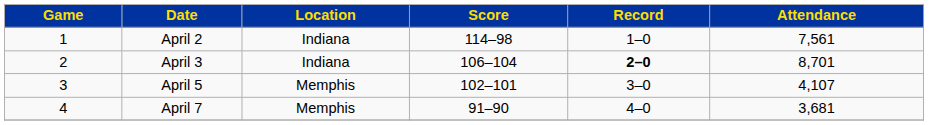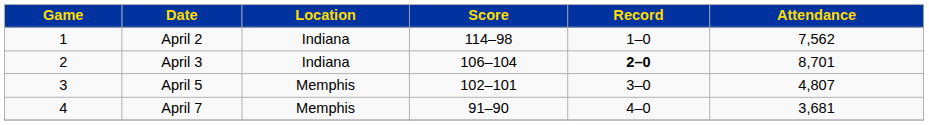(817, 39) 7,561 -> (817, 39) 7,562
(817, 85) 4,107 -> (817, 85) 4,807
